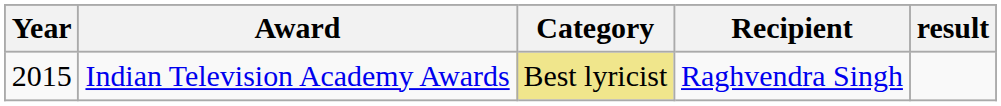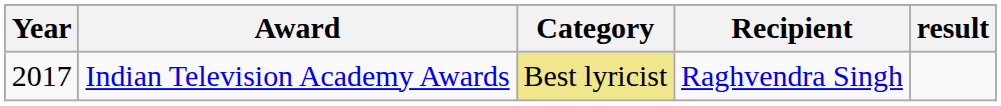(42, 75) 2015 -> (42, 75) 2017
